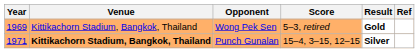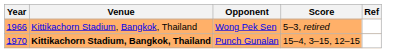- column: (378, 12)
(17, 27) 1969 -> (17, 27) 1966
(17, 41) 1971 -> (17, 41) 1970
